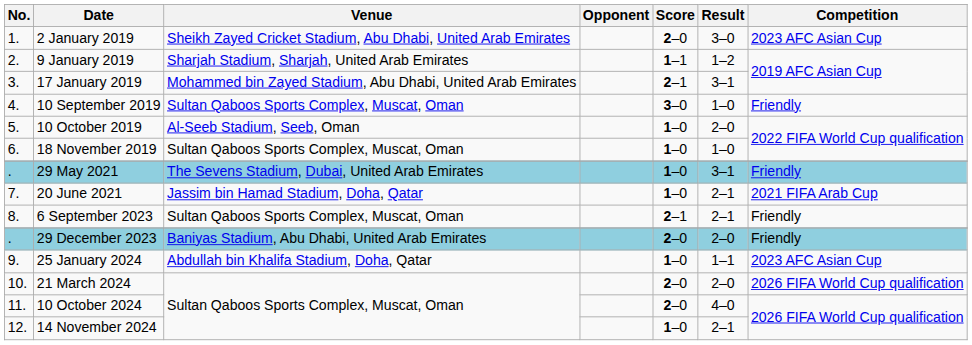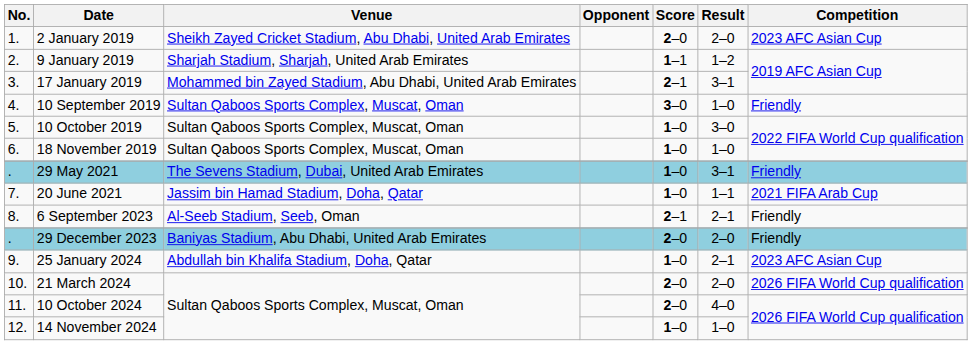(723, 37) 3–0 -> (723, 37) 2–0
(263, 127) Al-Seeb Stadium, Seeb, Oman -> (315, 127) Sultan Qaboos Sports Complex, Muscat, Oman
(723, 127) 2–0 -> (723, 127) 3–0
(723, 194) 2–1 -> (723, 194) 1–1
(315, 216) Sultan Qaboos Sports Complex, Muscat, Oman -> (263, 216) Al-Seeb Stadium, Seeb, Oman
(723, 261) 1–1 -> (723, 261) 2–1
(723, 328) 2–1 -> (723, 328) 1–0
